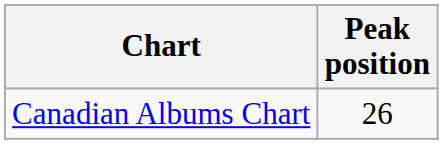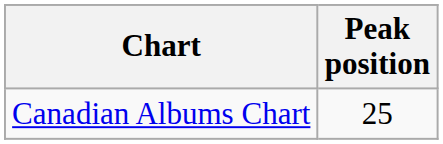(377, 113) 26 -> (377, 113) 25
